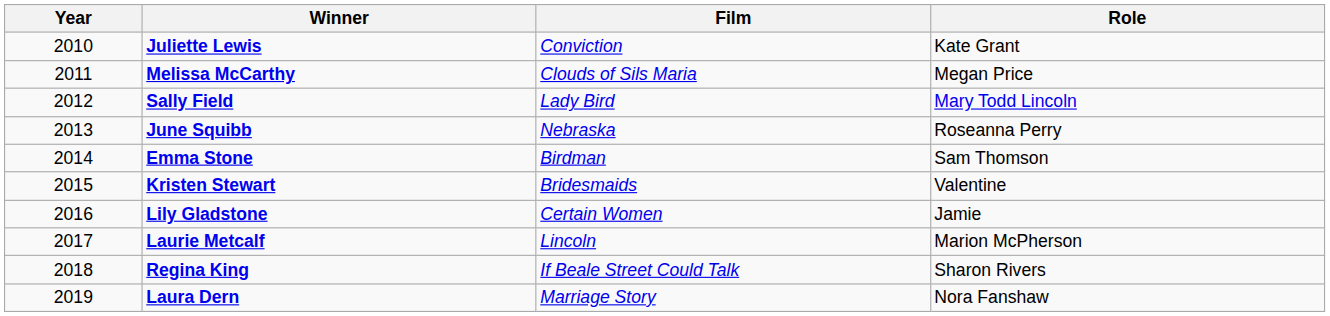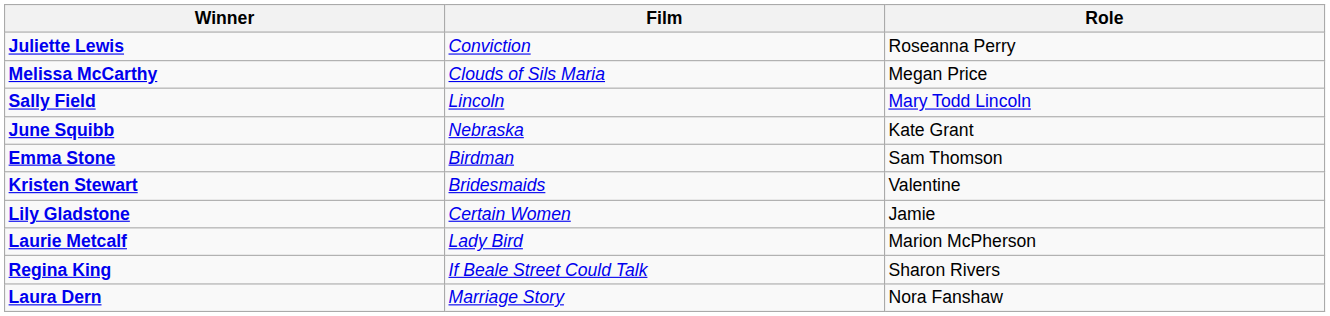- column: (73, 18)
(977, 46) Kate Grant -> (952, 46) Roseanna Perry
(577, 102) Lady Bird -> (476, 102) Lincoln
(998, 130) Roseanna Perry -> (931, 130) Kate Grant
(568, 241) Lincoln -> (486, 241) Lady Bird
